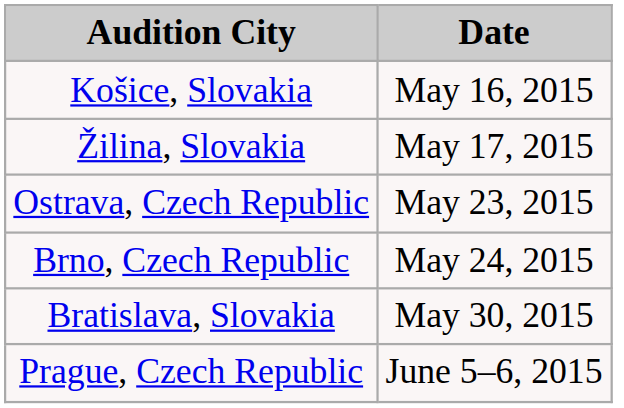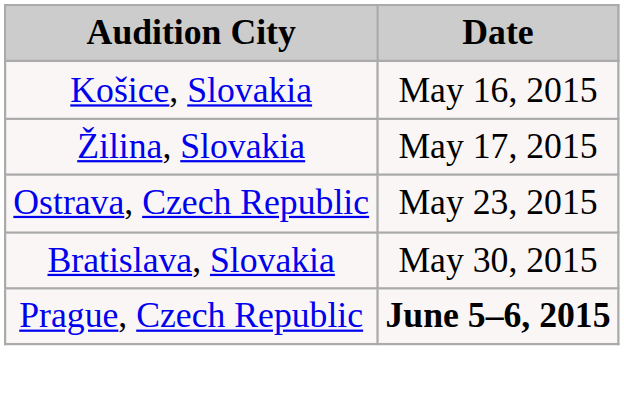- row: (191, 259)
(494, 372) normal -> (498, 315) bold
